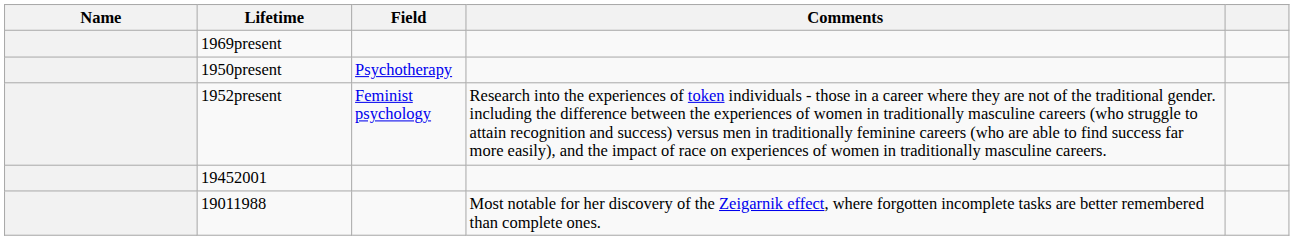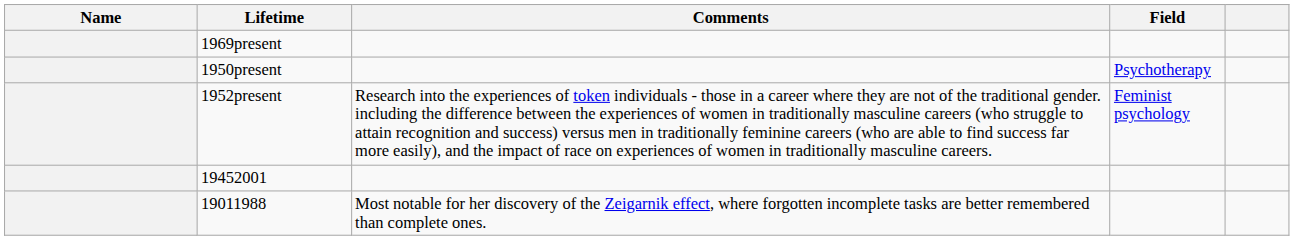columns swapped: (409, 17) <-> (845, 17)
